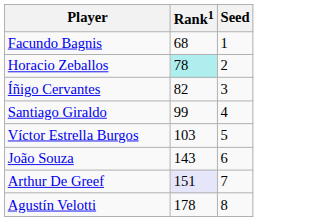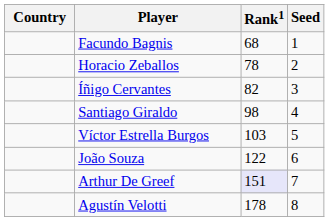+ column: (40, 18)
(181, 66) paleturquoise background -> (251, 66) no background
(181, 112) 99 -> (251, 112) 98
(185, 158) 143 -> (255, 158) 122
